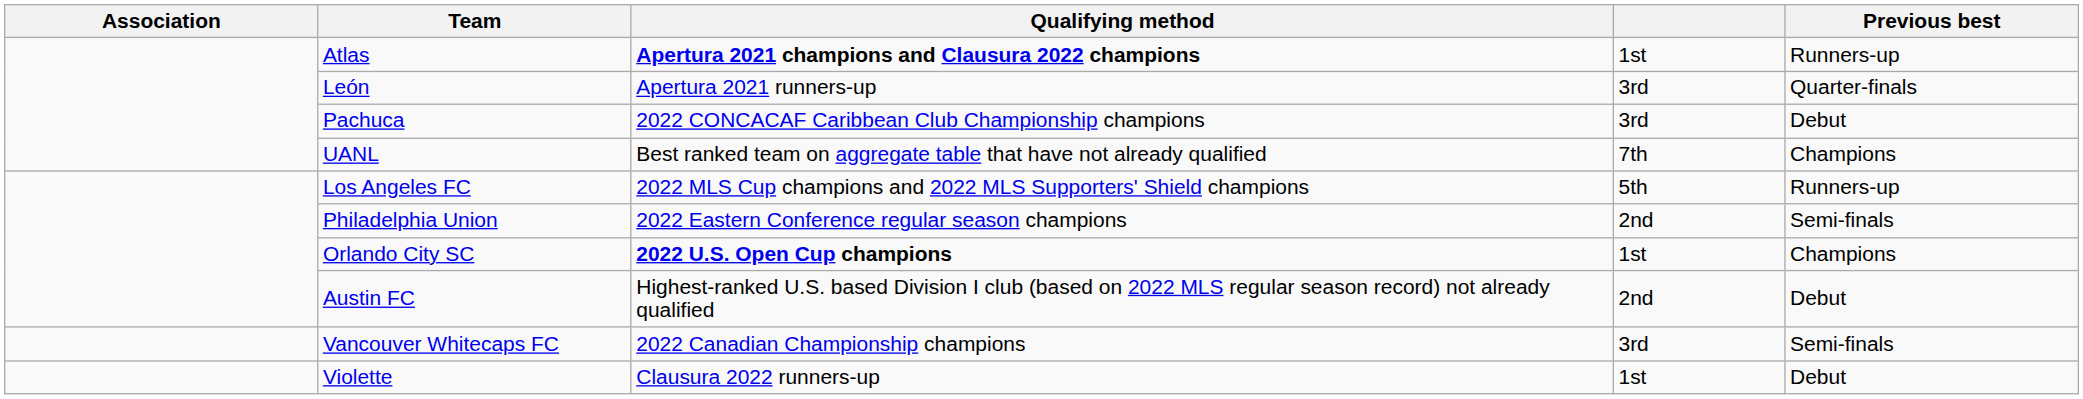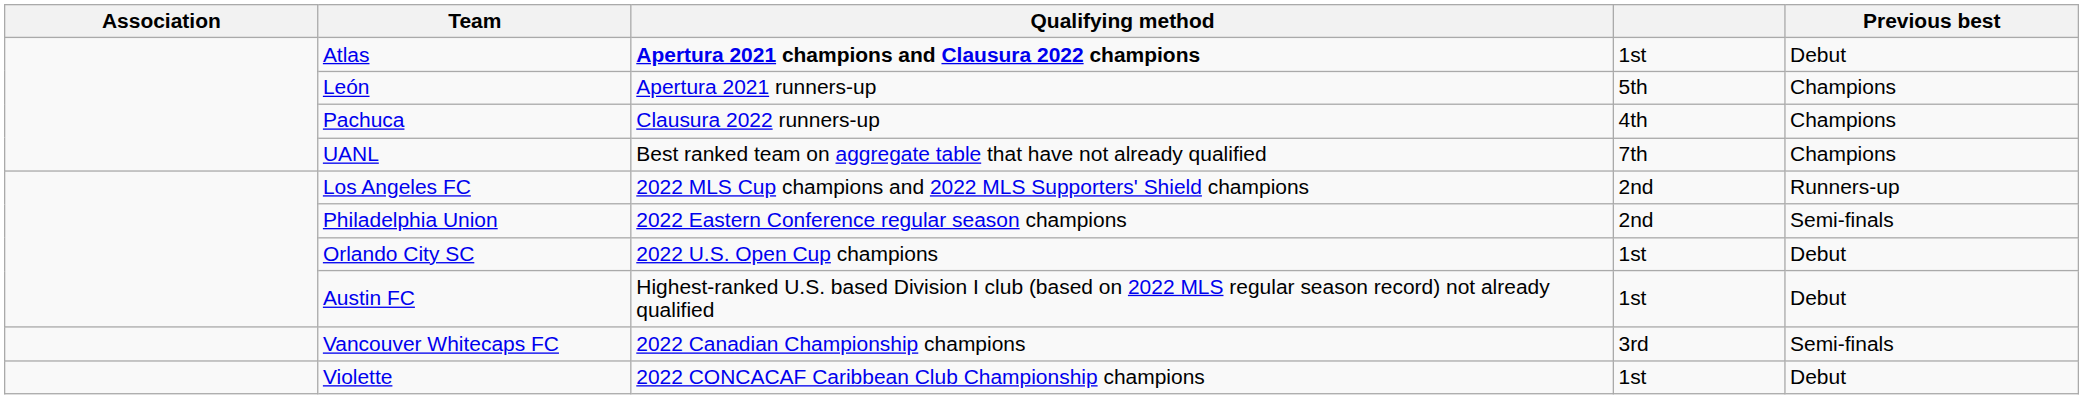(1845, 54) Runners-up -> (1818, 54) Debut
(1634, 87) 3rd -> (1633, 87) 5th
(1854, 87) Quarter-finals -> (1843, 87) Champions
(921, 120) 2022 CONCACAF Caribbean Club Championship champions -> (758, 120) Clausura 2022 runners-up
(1634, 120) 3rd -> (1633, 120) 4th
(1818, 120) Debut -> (1843, 120) Champions
(1633, 187) 5th -> (1636, 187) 2nd
(794, 253) bold -> (787, 253) normal
(1843, 253) Champions -> (1818, 253) Debut
(1636, 298) 2nd -> (1632, 298) 1st
(758, 377) Clausura 2022 runners-up -> (921, 377) 2022 CONCACAF Caribbean Club Championship champions
